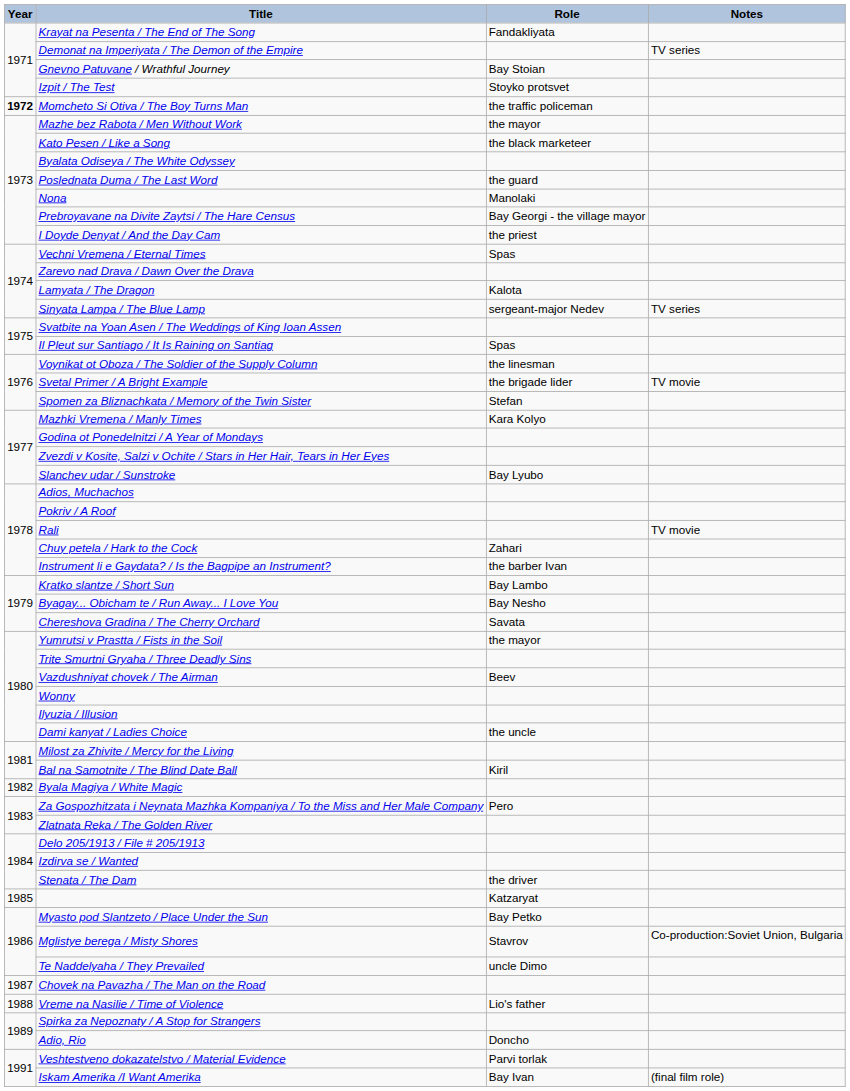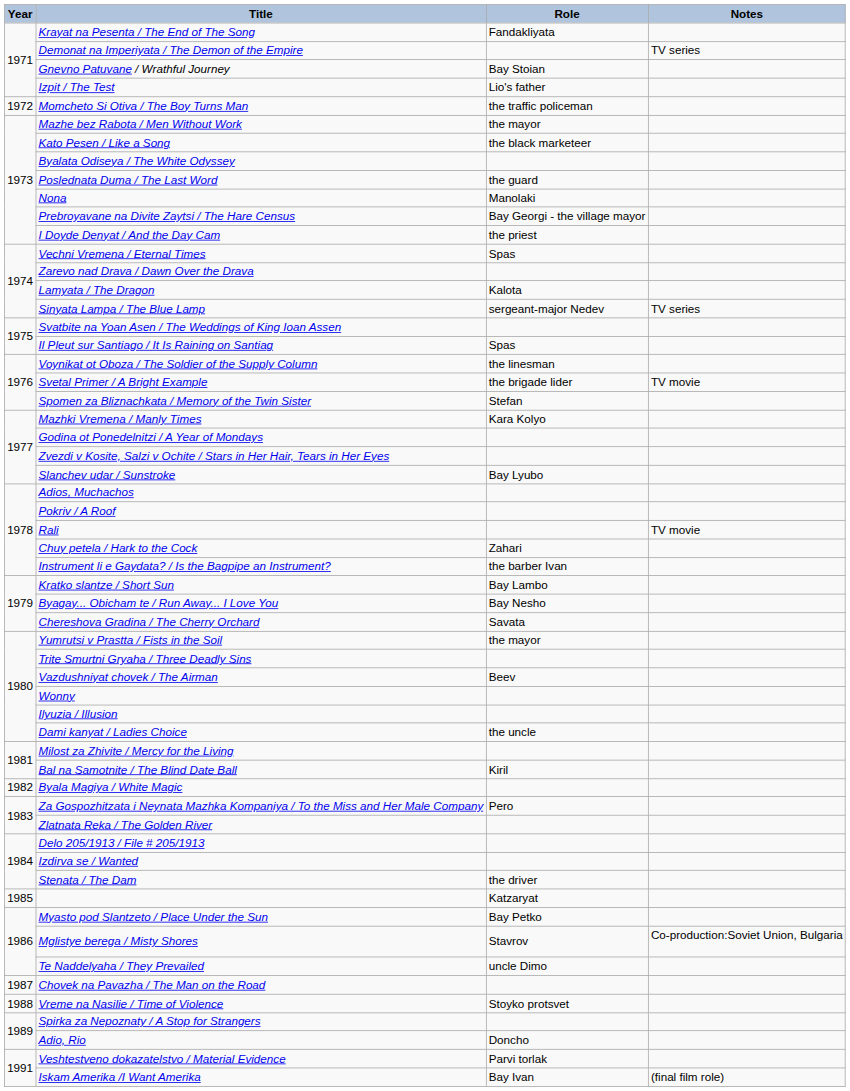(529, 88) Stoyko protsvet -> (517, 88) Lio's father
(20, 106) bold -> (20, 106) normal
(517, 1004) Lio's father -> (529, 1004) Stoyko protsvet
